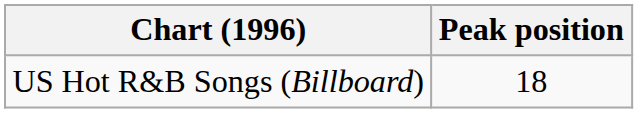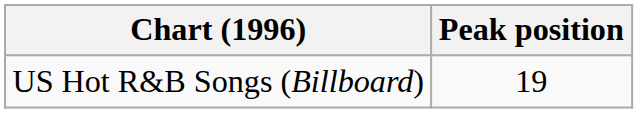(531, 81) 18 -> (531, 81) 19
